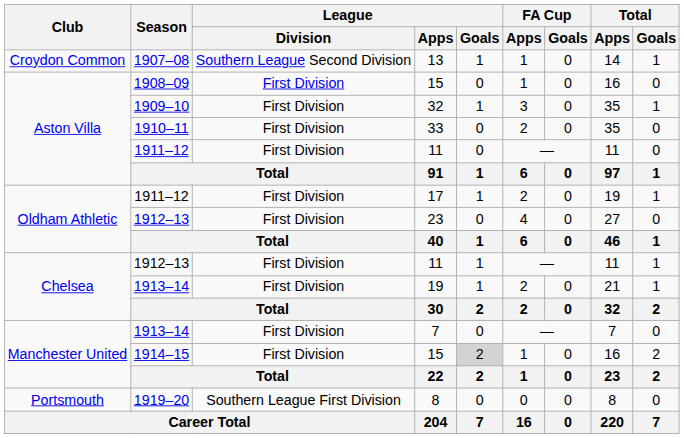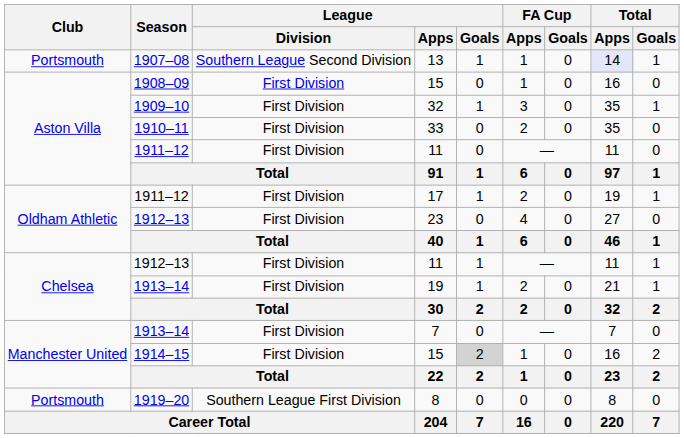(67, 60) Croydon Common -> (67, 60) Portsmouth
(612, 60) no background -> (612, 60) lavender background
